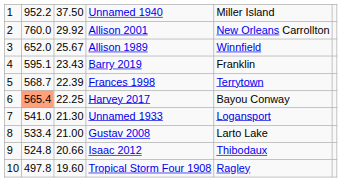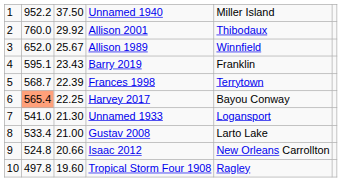(273, 30) New Orleans Carrollton -> (242, 30) Thibodaux
(242, 151) Thibodaux -> (273, 151) New Orleans Carrollton
